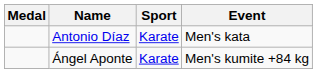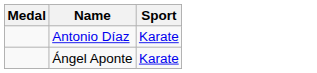- column: (247, 15)
